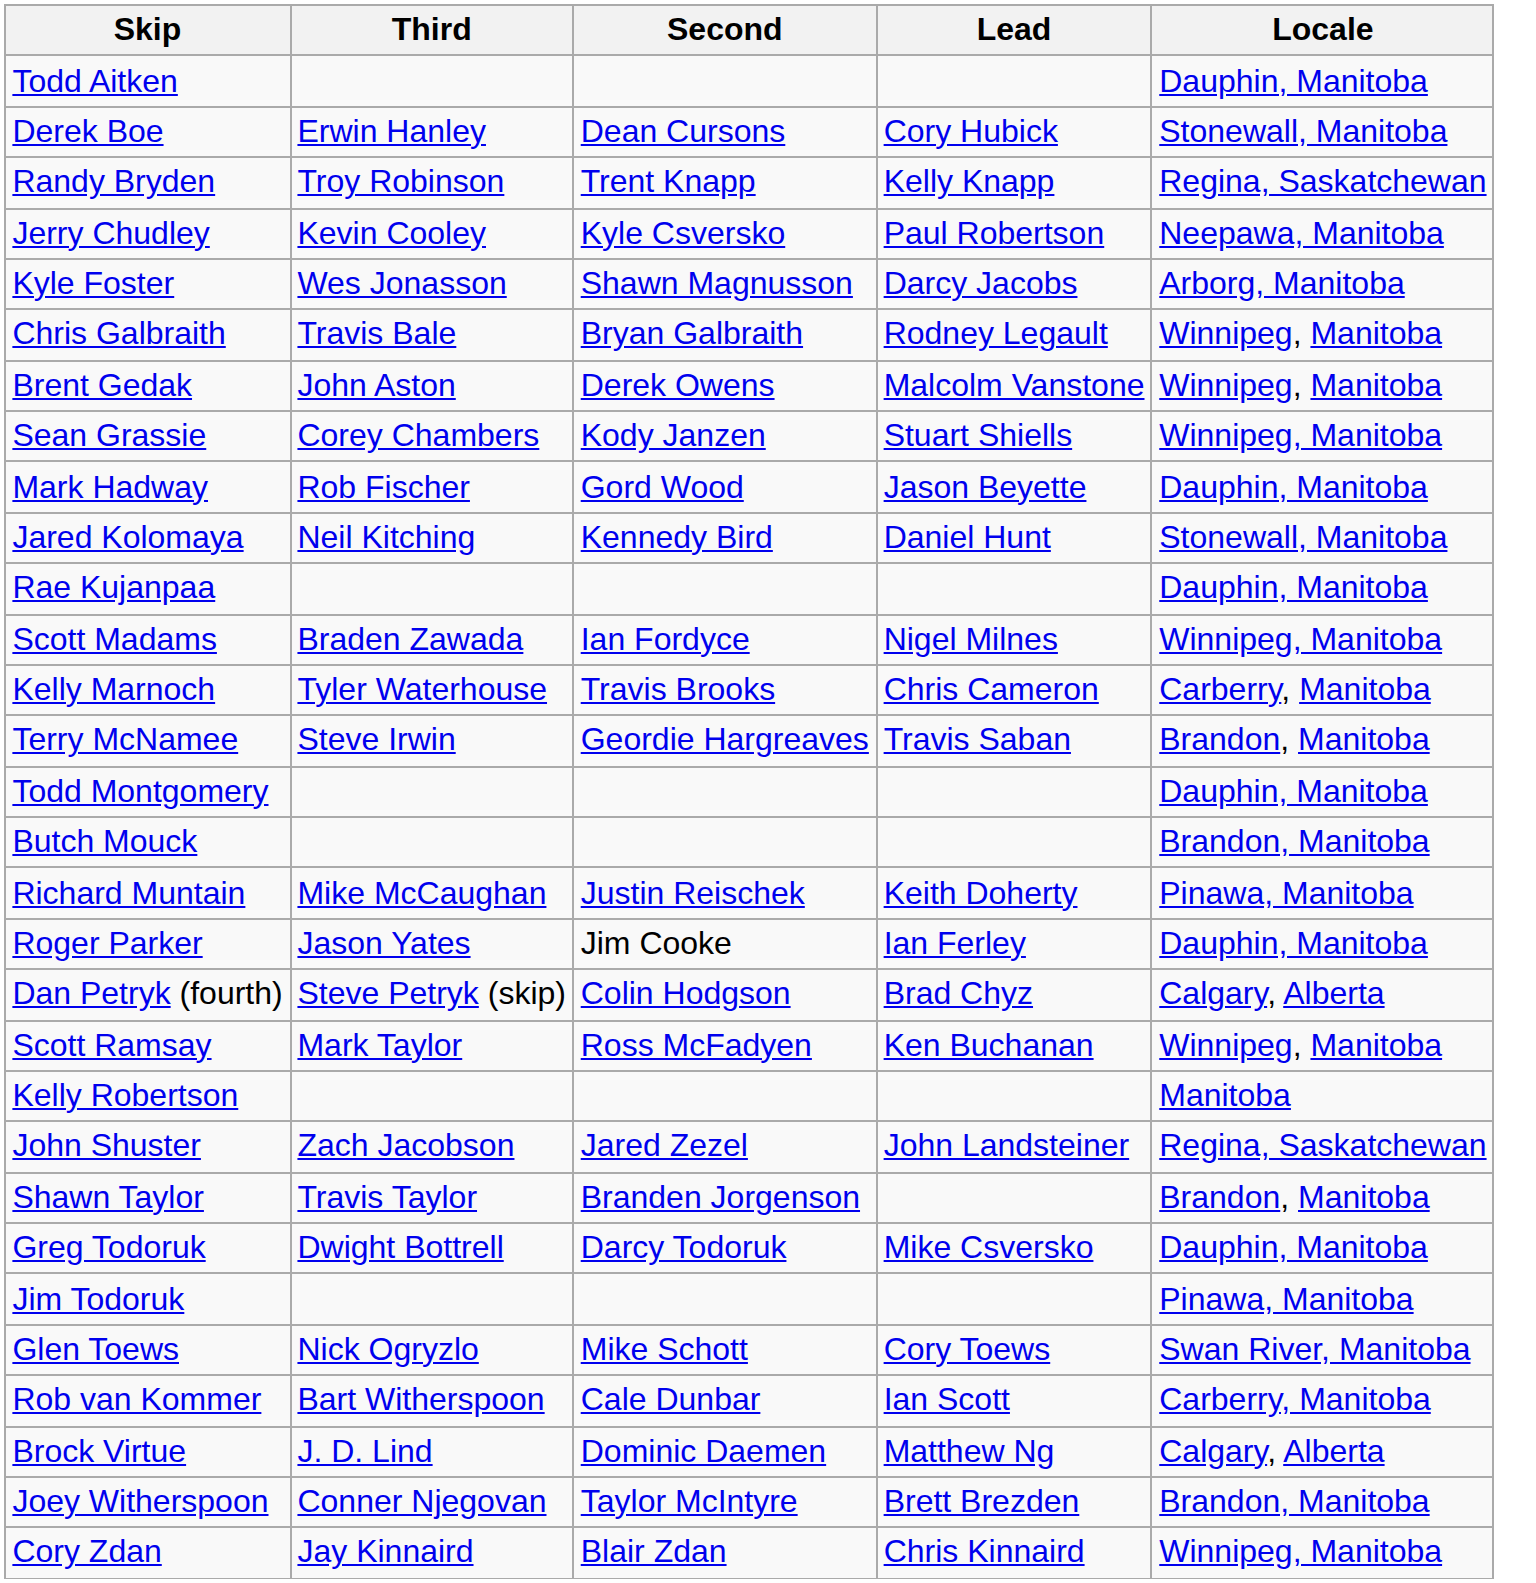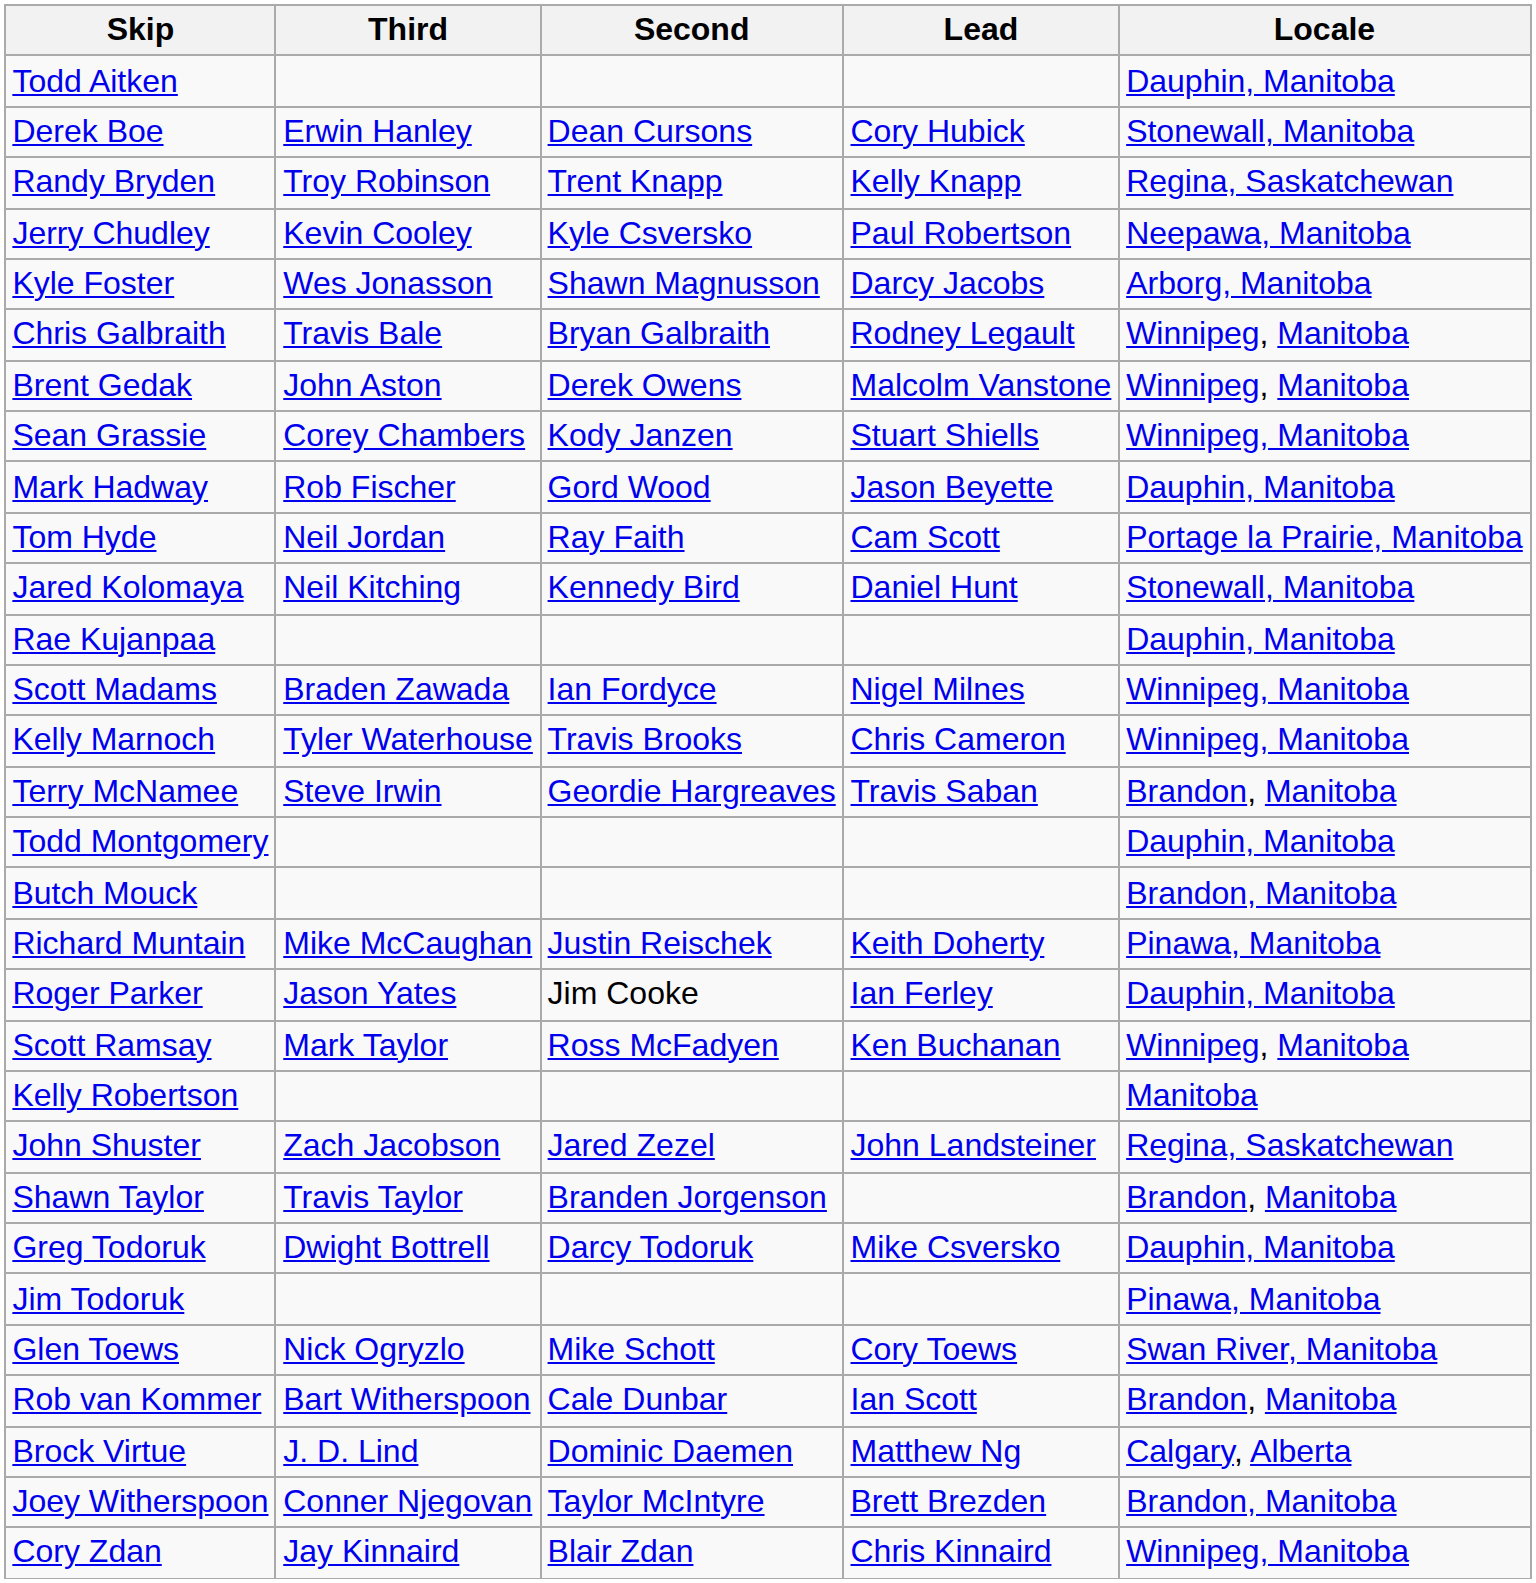+ row: (84, 537)
(1295, 689) Carberry, Manitoba -> (1268, 740) Winnipeg, Manitoba
- row: (148, 994)
(1295, 1400) Carberry, Manitoba -> (1261, 1400) Brandon, Manitoba
